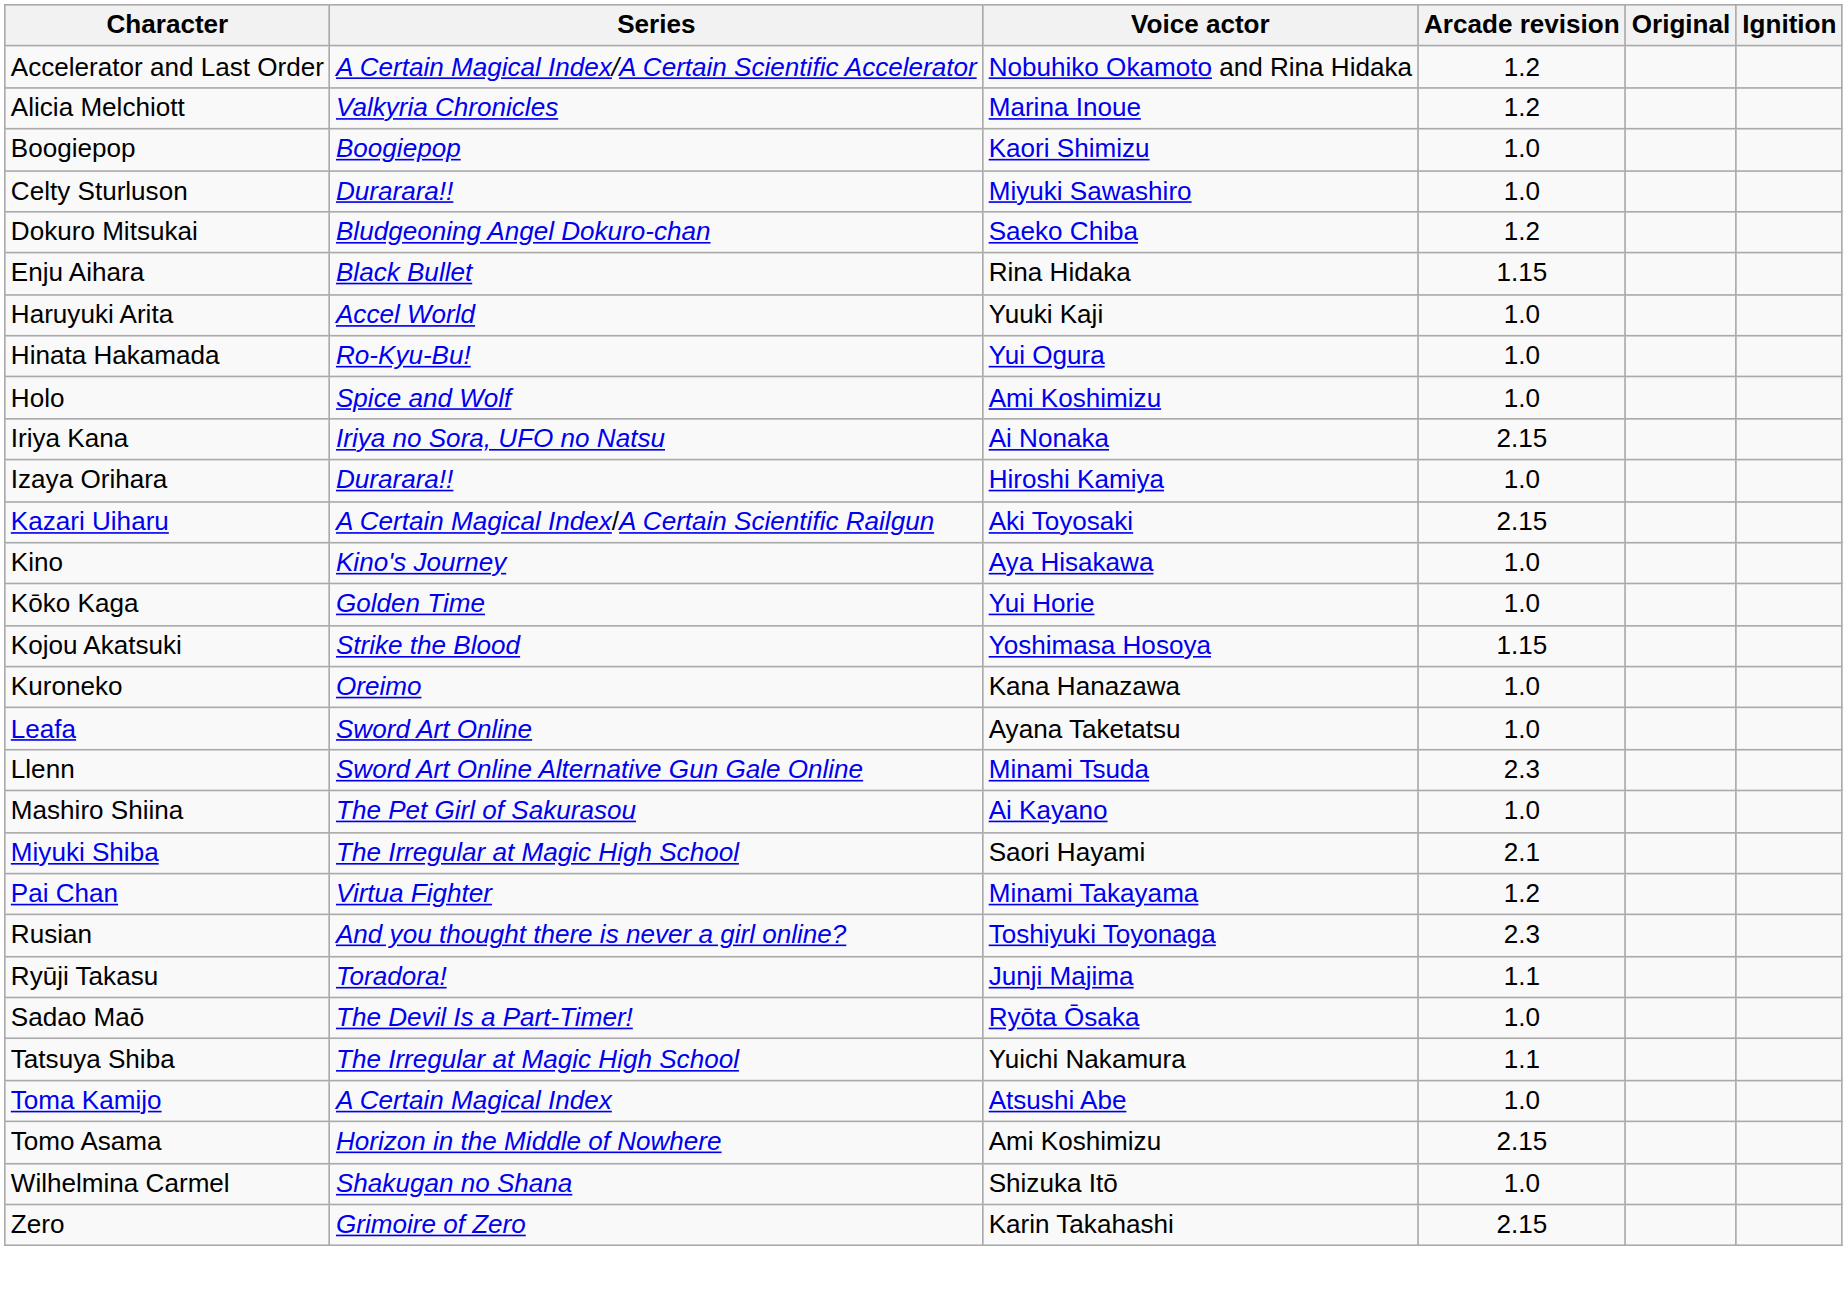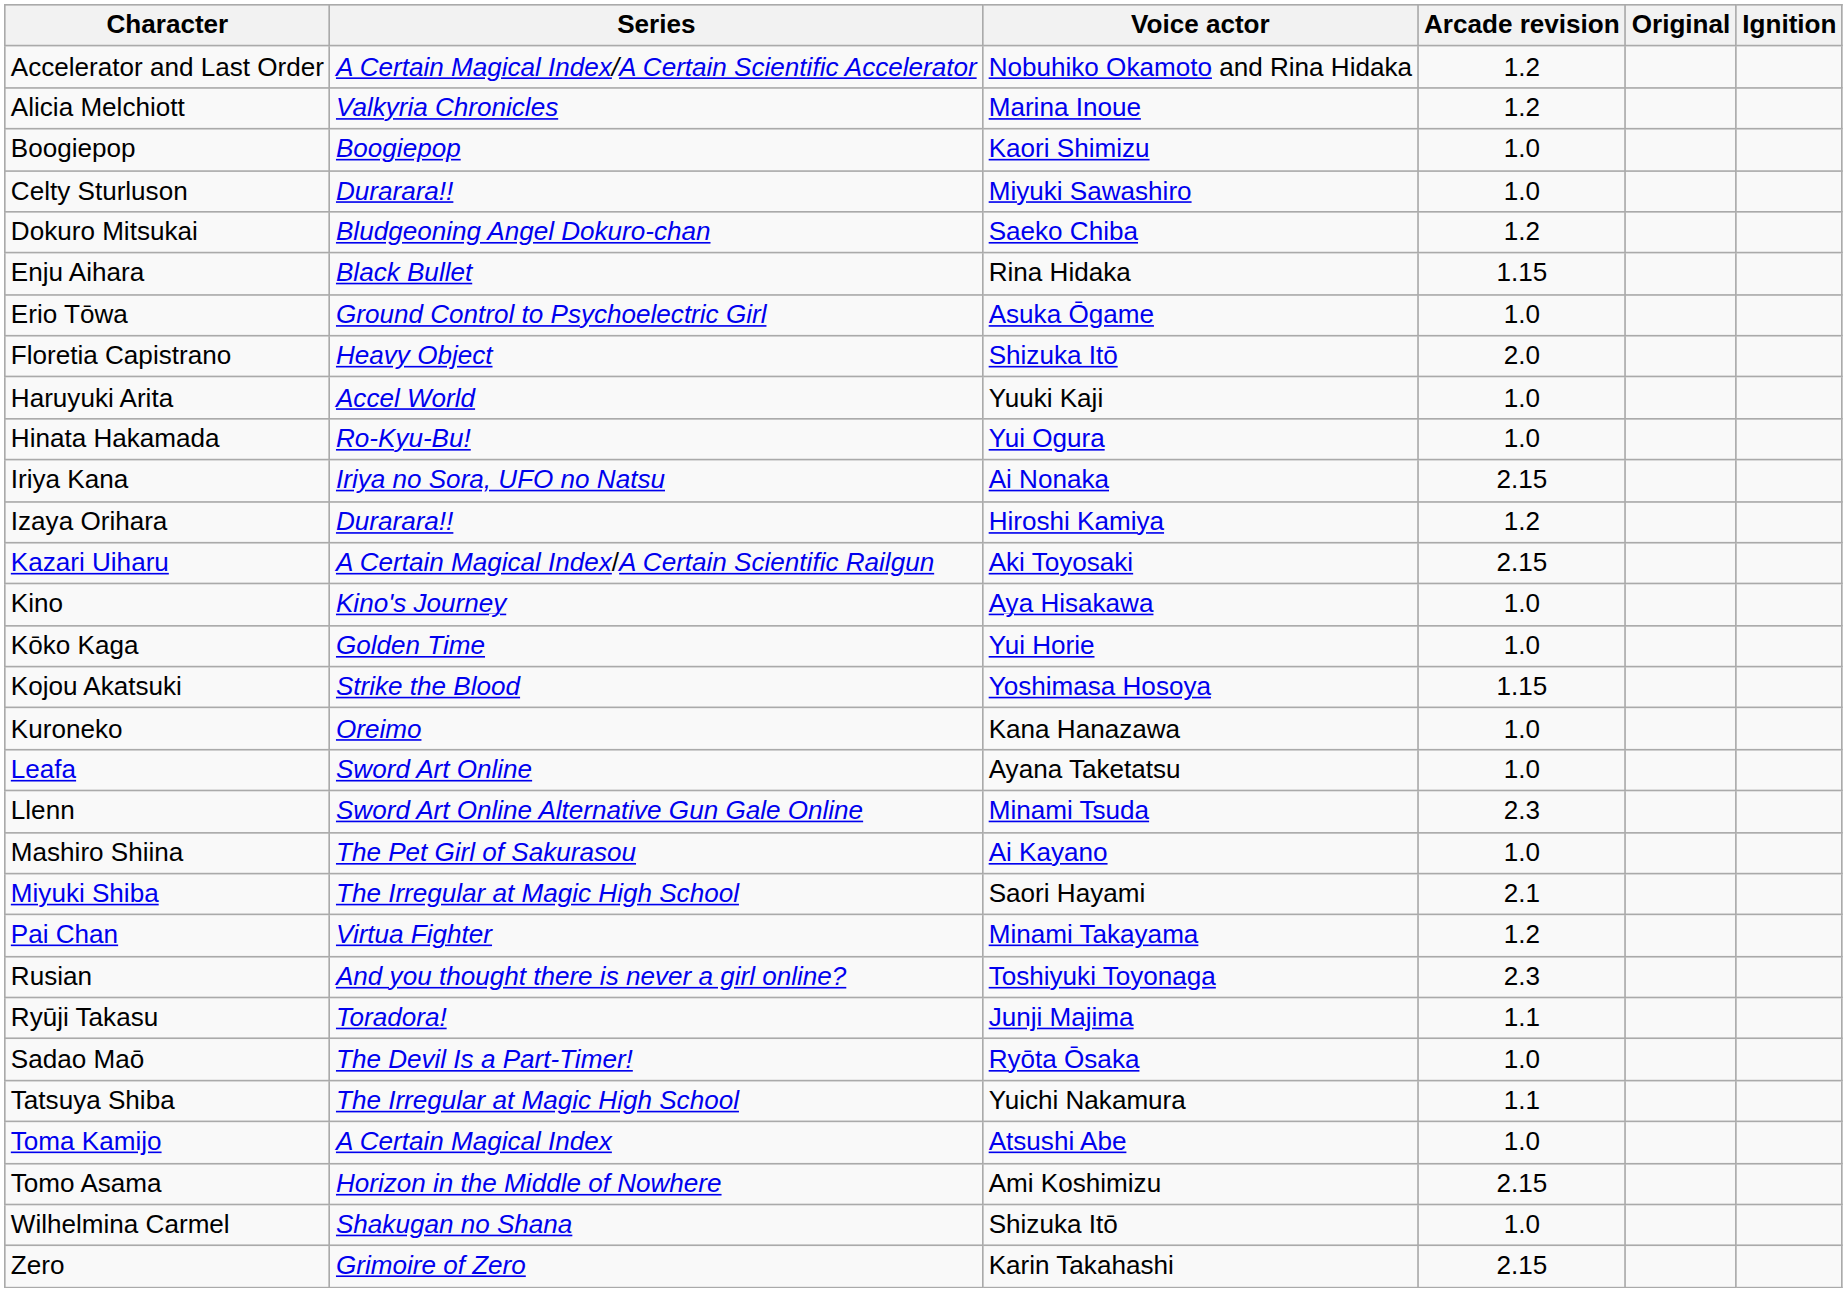+ row: (69, 314)
+ row: (121, 356)
- row: (38, 397)
(1522, 480) 1.0 -> (1522, 521) 1.2
